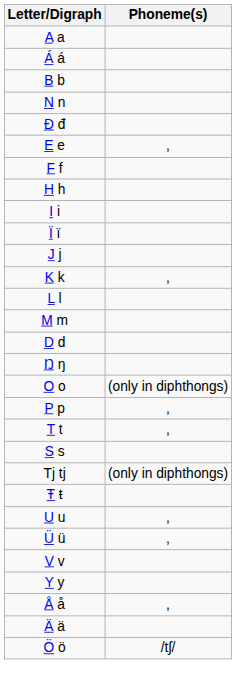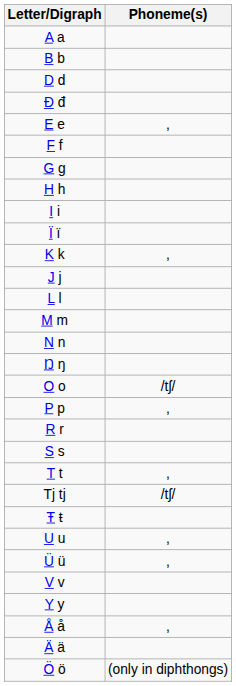- row: (55, 59)
rows swapped: (55, 342) <-> (55, 102)
+ row: (55, 168)
rows swapped: (55, 255) <-> (55, 277)
(168, 386) (only in diphthongs) -> (168, 386) /tʃ/
+ row: (55, 430)
rows swapped: (55, 451) <-> (55, 430)
(168, 473) (only in diphthongs) -> (168, 495) /tʃ/
(168, 648) /tʃ/ -> (168, 670) (only in diphthongs)
